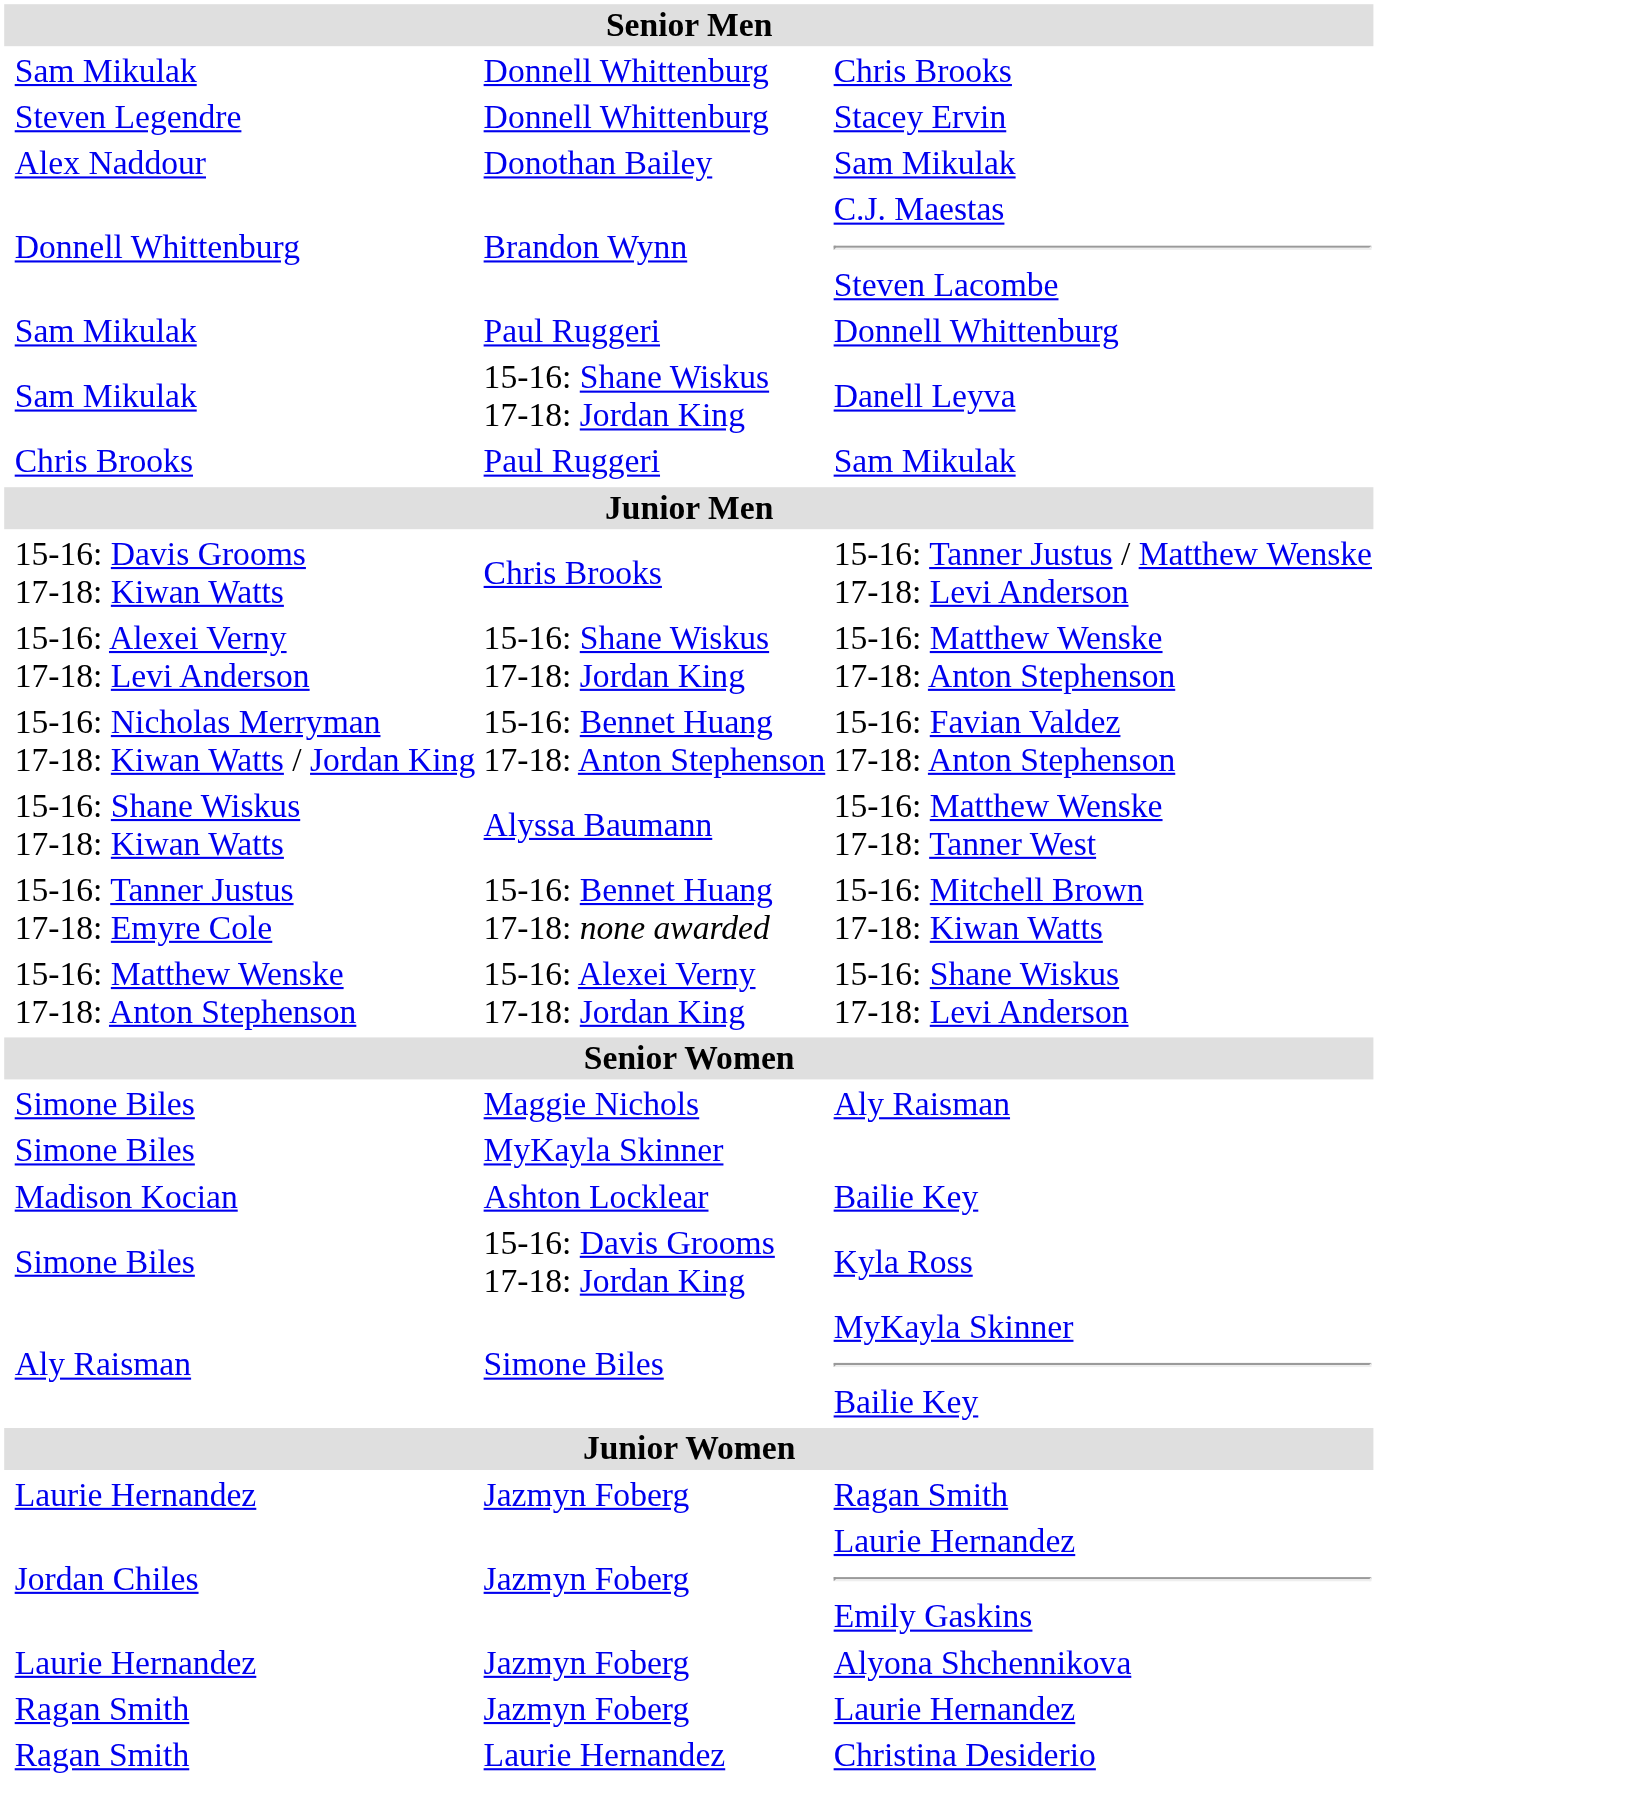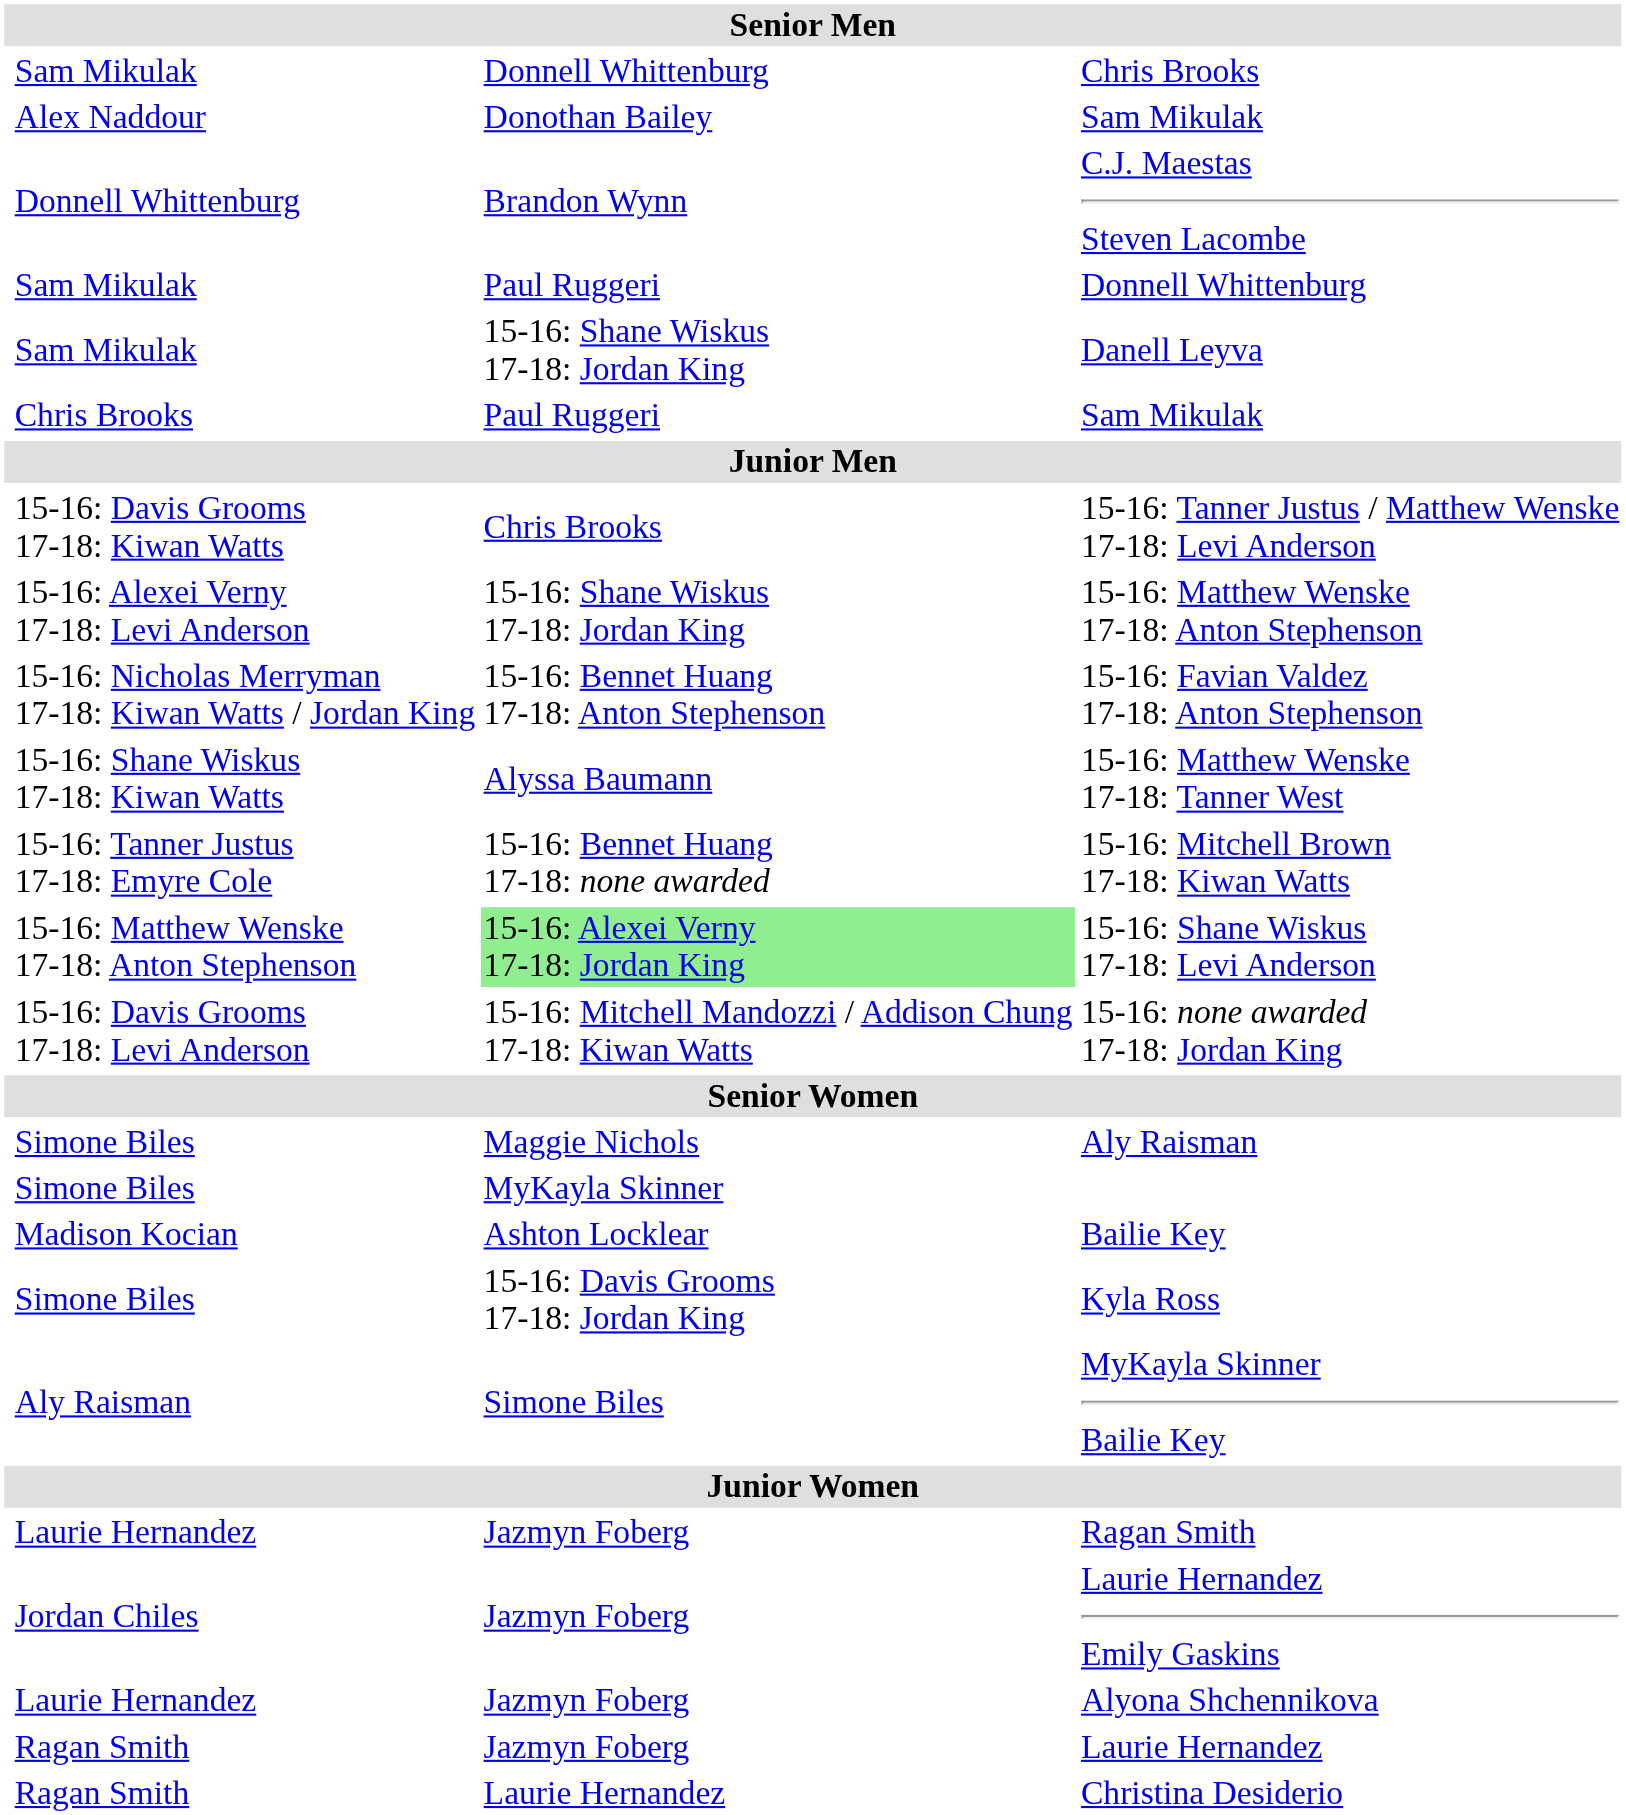- row: (128, 117)
(620, 992) no background -> (620, 946) lightgreen background
+ row: (162, 1030)
